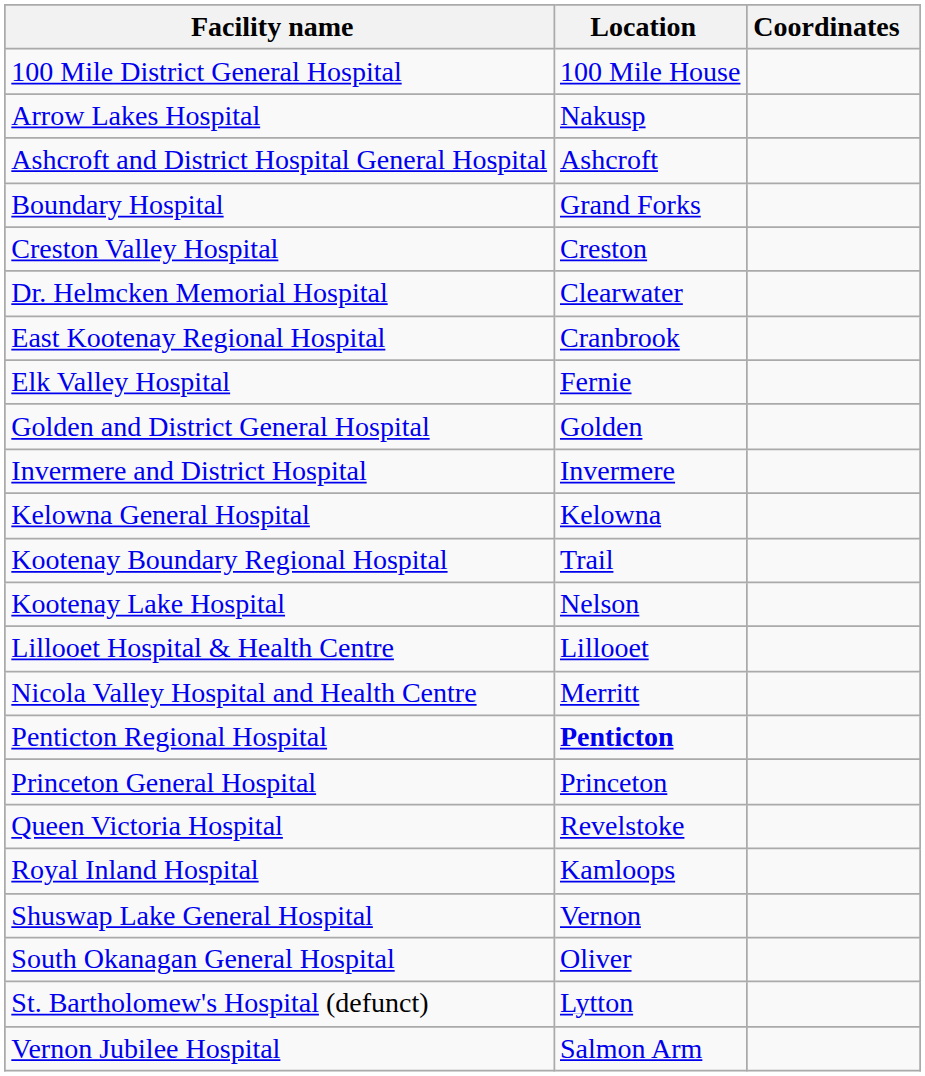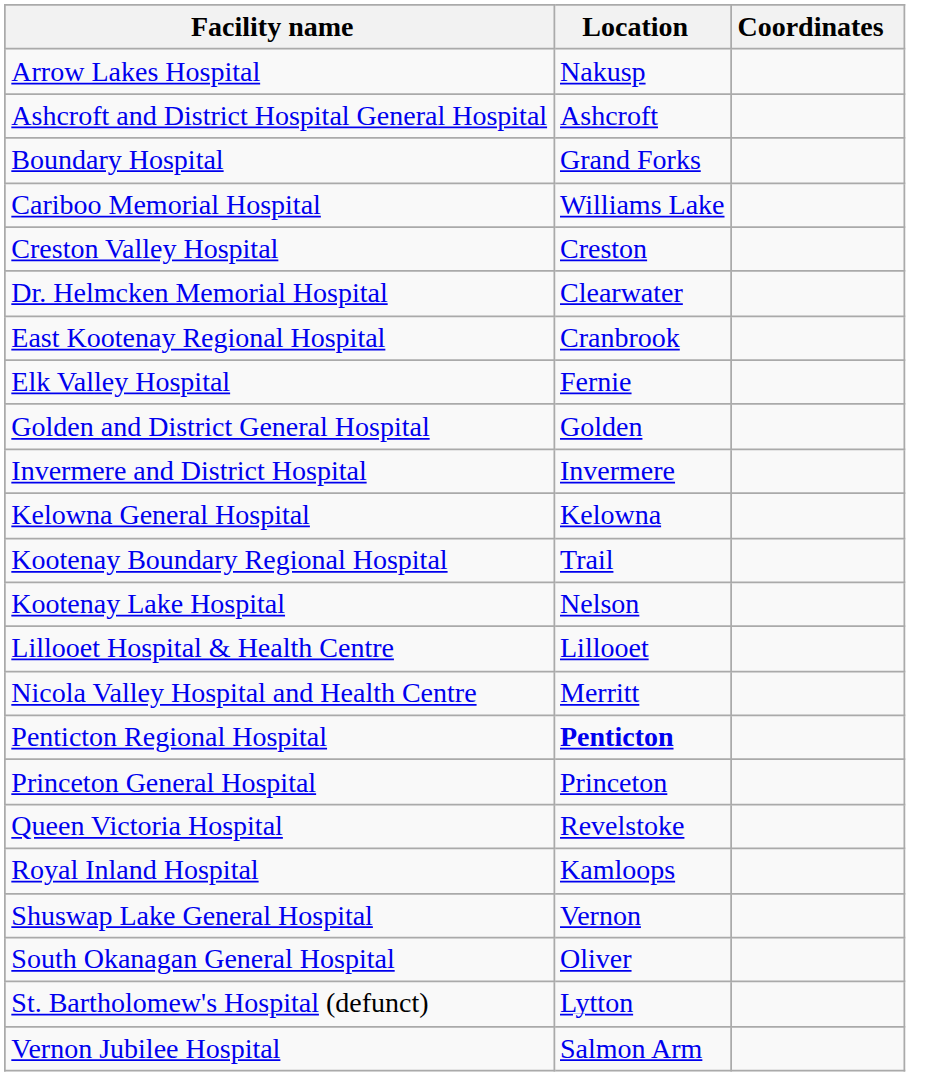- row: (207, 71)
+ row: (166, 204)
